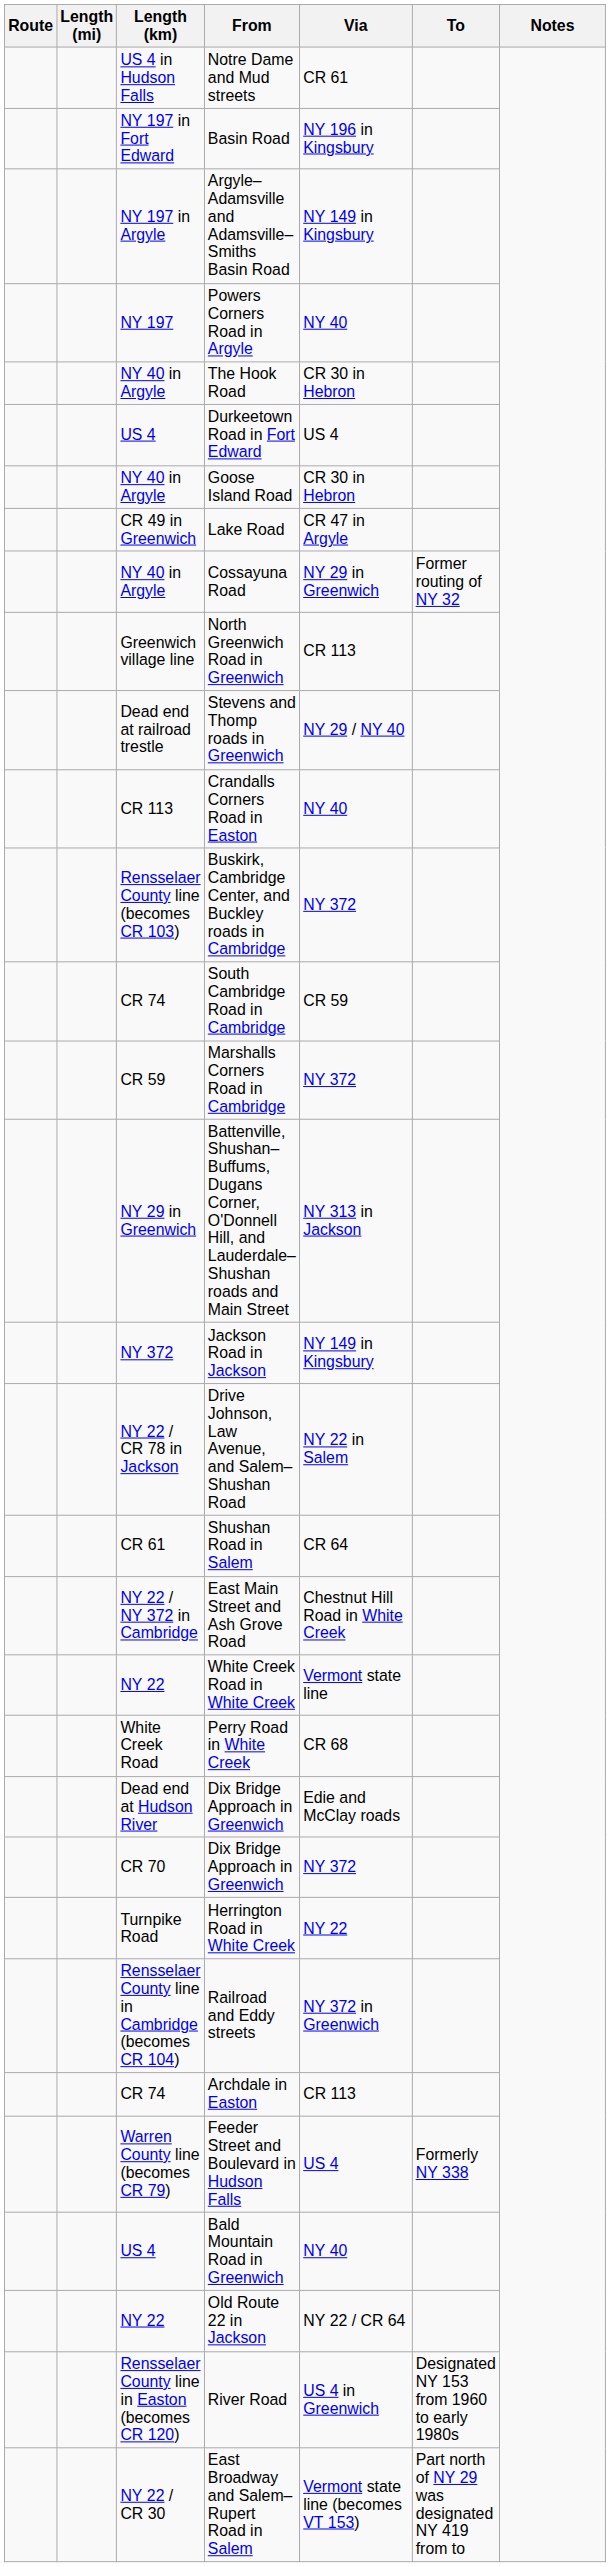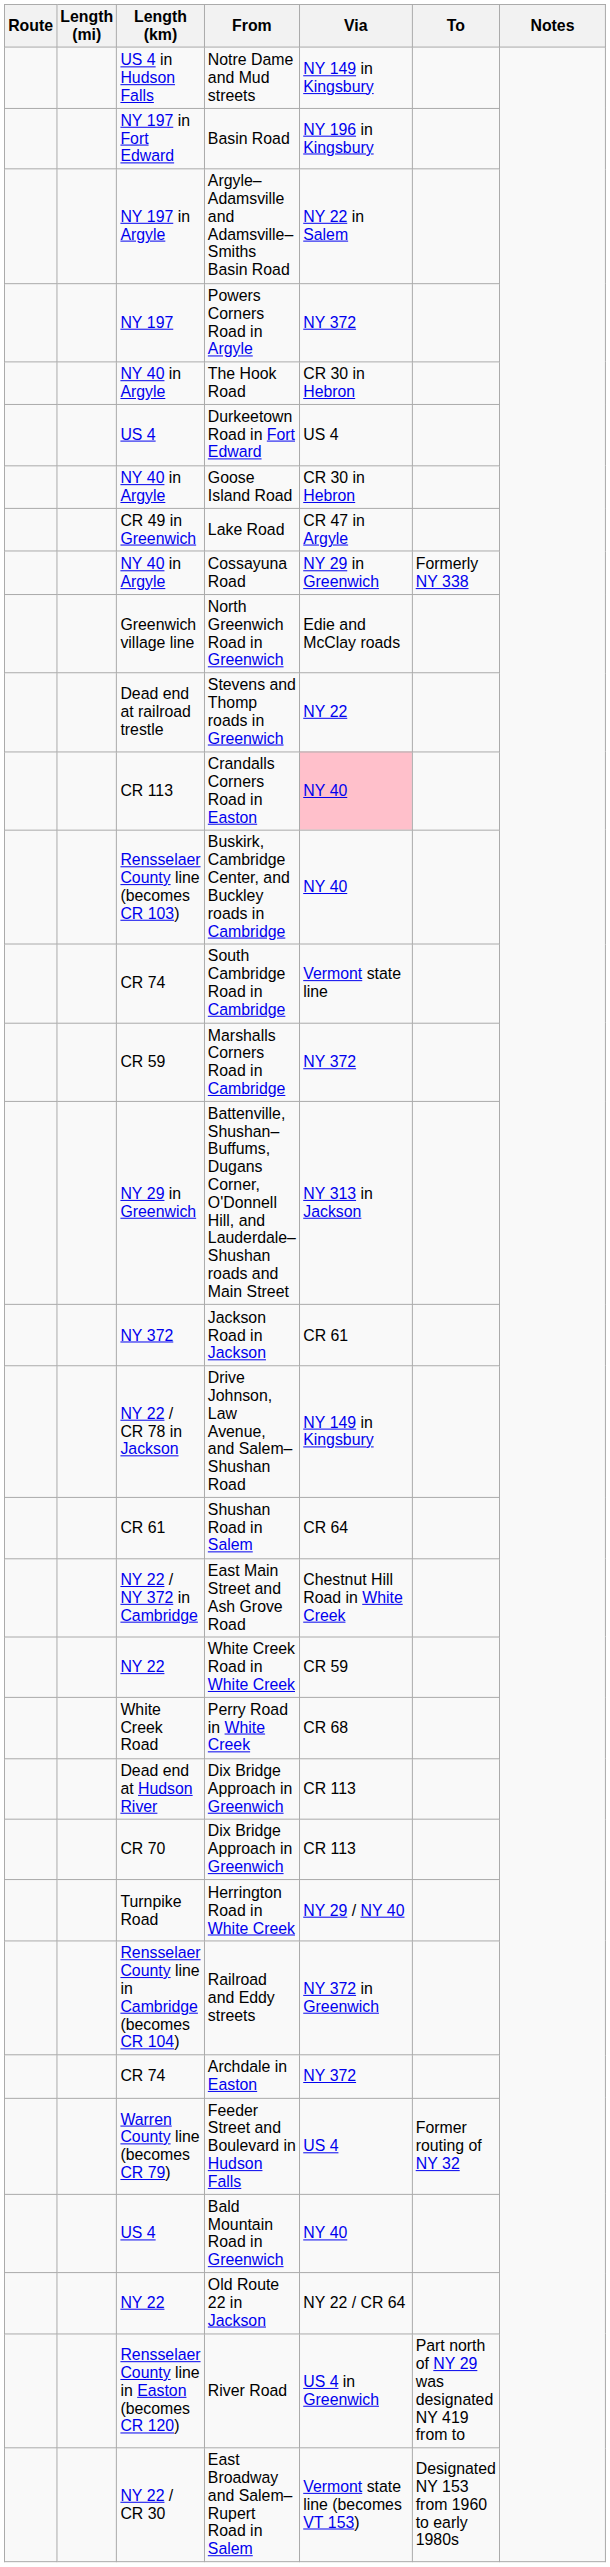(326, 77) CR 61 -> (338, 77) NY 149 in Kingsbury
(338, 226) NY 149 in Kingsbury -> (334, 226) NY 22 in Salem
(325, 322) NY 40 -> (330, 322) NY 372
(449, 581) Former routing of NY 32 -> (447, 572) Formerly NY 338
(329, 651) CR 113 -> (352, 633) Edie and McClay roads
(354, 729) NY 29 / NY 40 -> (325, 712) NY 22
(325, 808) no background -> (325, 790) pink background
(330, 904) NY 372 -> (325, 887) NY 40
(326, 1001) CR 59 -> (352, 983) Vermont state line
(338, 1352) NY 149 in Kingsbury -> (326, 1335) CR 61
(334, 1449) NY 22 in Salem -> (338, 1431) NY 149 in Kingsbury
(352, 1685) Vermont state line -> (326, 1667) CR 59
(352, 1806) Edie and McClay roads -> (329, 1788) CR 113
(330, 1867) NY 372 -> (329, 1849) CR 113
(325, 1928) NY 22 -> (354, 1910) NY 29 / NY 40
(329, 2094) CR 113 -> (330, 2076) NY 372
(447, 2163) Formerly NY 338 -> (449, 2146) Former routing of NY 32
(456, 2399) Designated NY 153 from 1960 to early 1980s -> (454, 2390) Part north of NY 29 was designated NY 419 from to
(454, 2504) Part north of NY 29 was designated NY 419 from to -> (456, 2504) Designated NY 153 from 1960 to early 1980s
